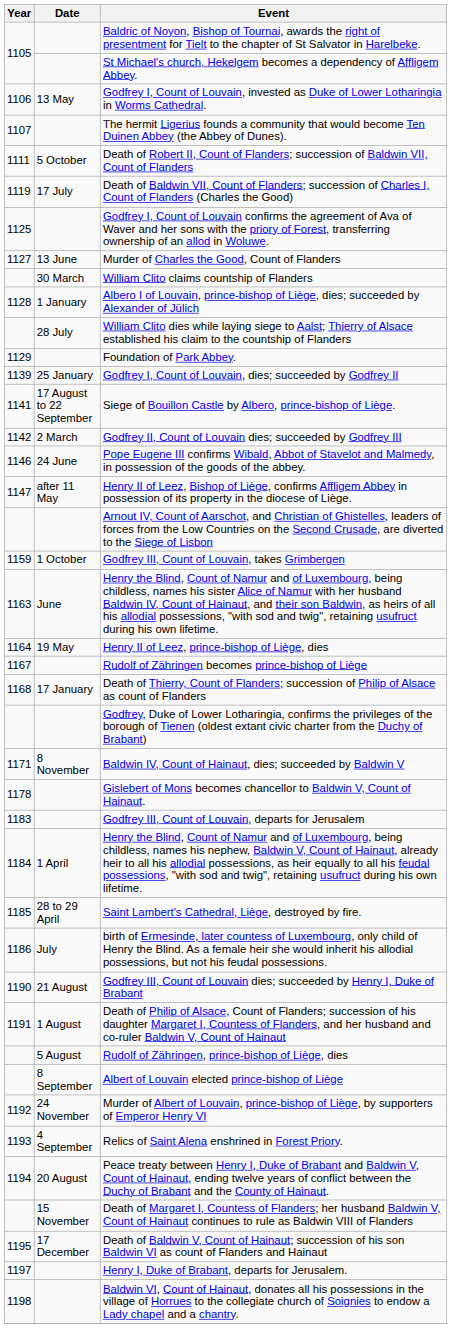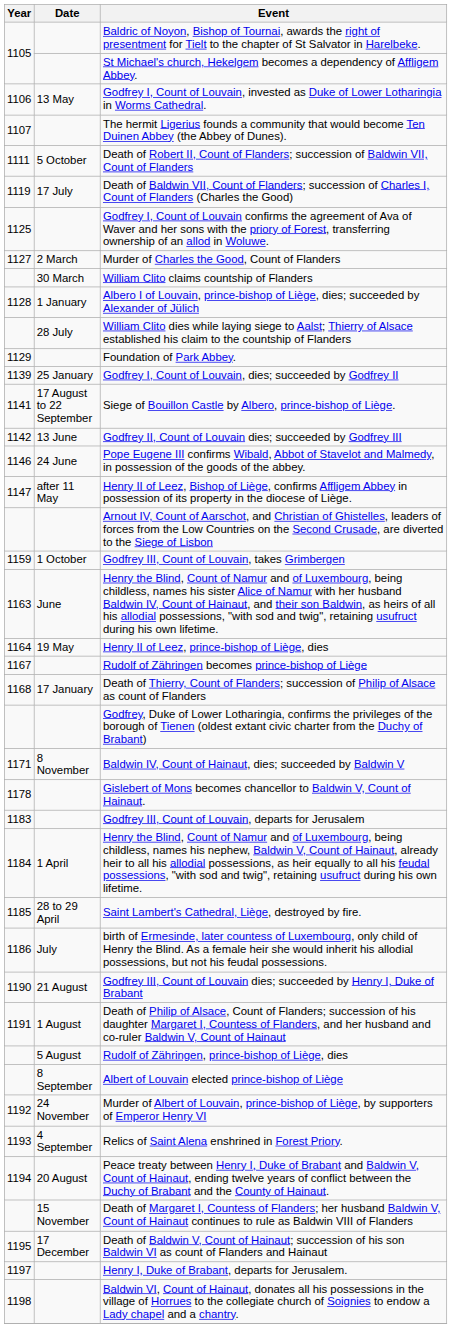(57, 259) 13 June -> (57, 259) 2 March
(57, 437) 2 March -> (57, 437) 13 June
